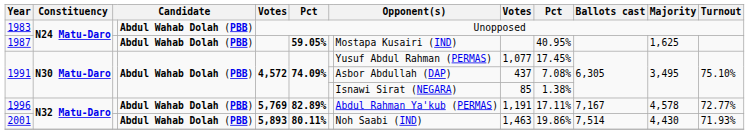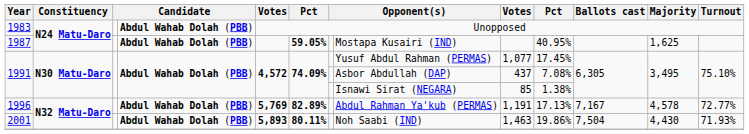(554, 105) 17.11% -> (554, 105) 17.13%
(590, 121) 7,514 -> (590, 121) 7,504
